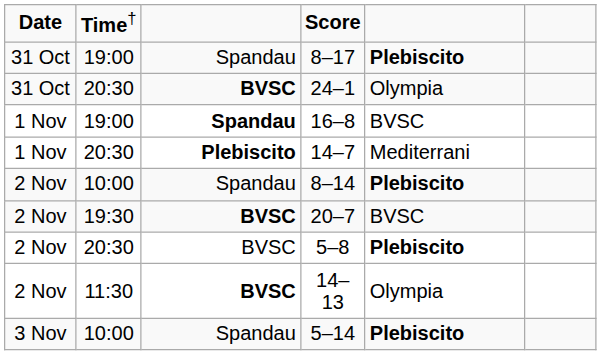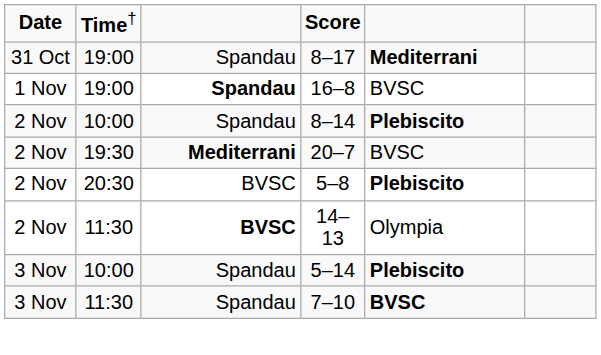(417, 57) Plebiscito -> (424, 57) Mediterrani
- row: (333, 89)
- row: (333, 152)
(268, 216) BVSC -> (242, 152) Mediterrani
+ row: (333, 302)
